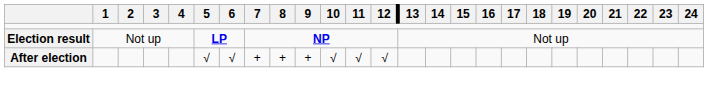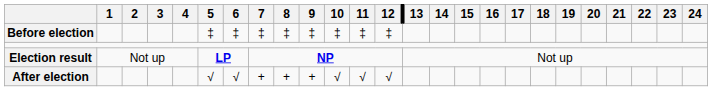+ row: (51, 33)
